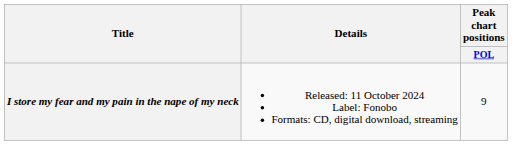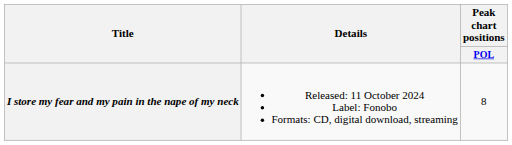(484, 101) 9 -> (484, 101) 8
